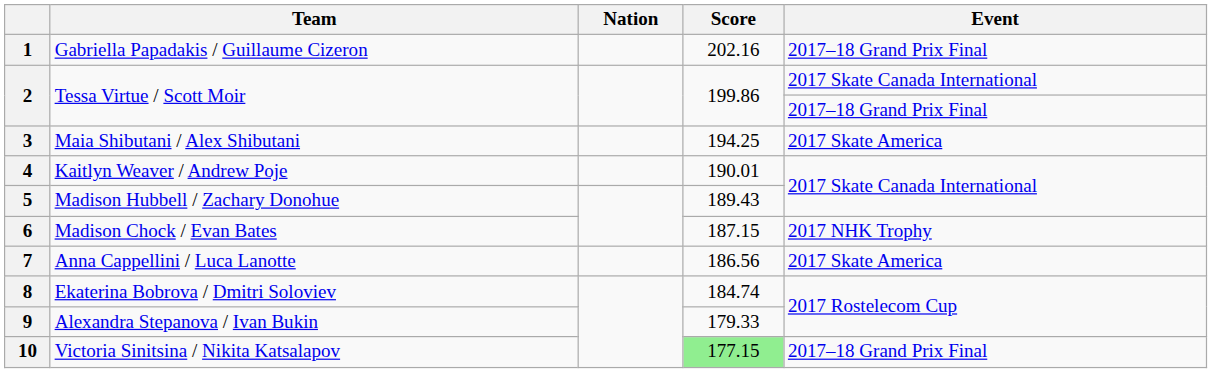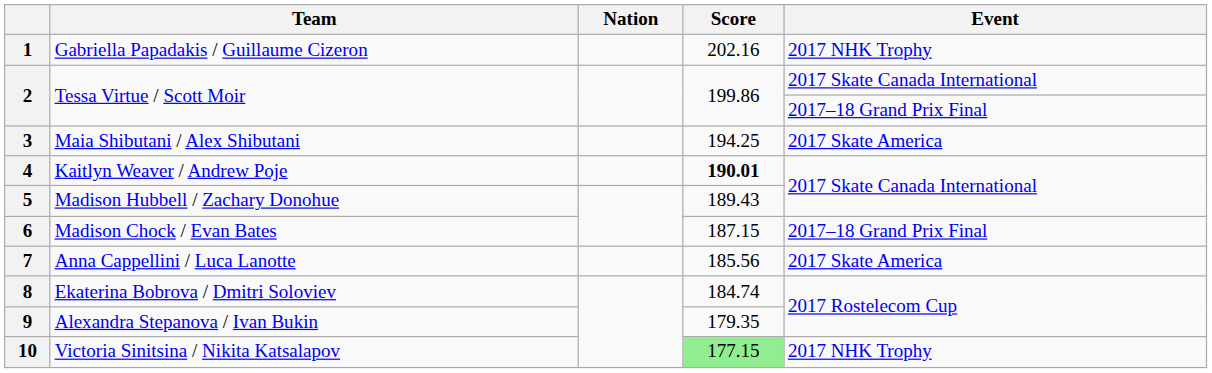(888, 49) 2017–18 Grand Prix Final -> (860, 49) 2017 NHK Trophy
(733, 170) normal -> (733, 170) bold
(860, 230) 2017 NHK Trophy -> (888, 230) 2017–18 Grand Prix Final
(733, 261) 186.56 -> (733, 261) 185.56
(733, 321) 179.33 -> (733, 321) 179.35
(888, 351) 2017–18 Grand Prix Final -> (860, 351) 2017 NHK Trophy
